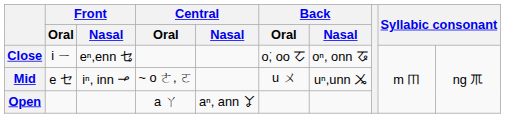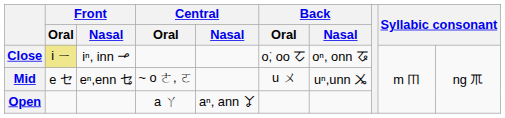(61, 56) no background -> (61, 56) khaki background
(106, 57) eⁿ,enn ㆥ -> (106, 57) iⁿ, inn ㆪ
(106, 79) iⁿ, inn ㆪ -> (106, 79) eⁿ,enn ㆥ
